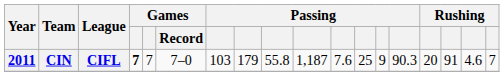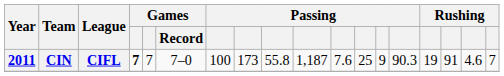(220, 60) 103 -> (220, 60) 100
(248, 60) 179 -> (248, 60) 173
(430, 60) 20 -> (430, 60) 19
